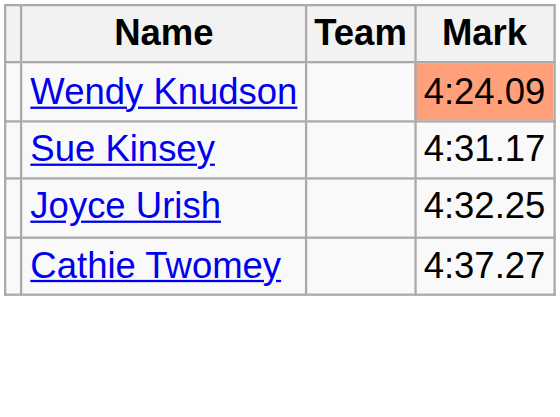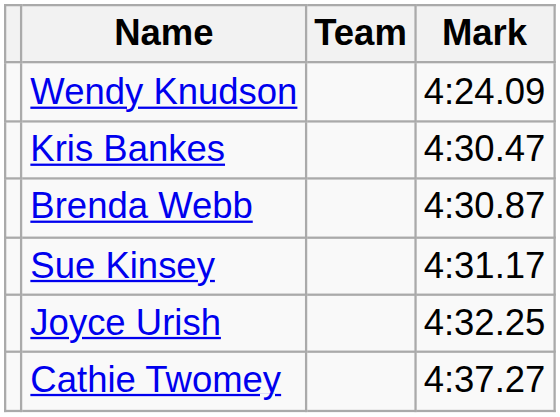(484, 91) lightsalmon background -> (484, 91) no background
+ row: (128, 149)
+ row: (142, 206)
